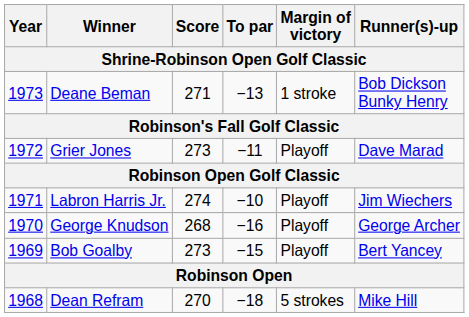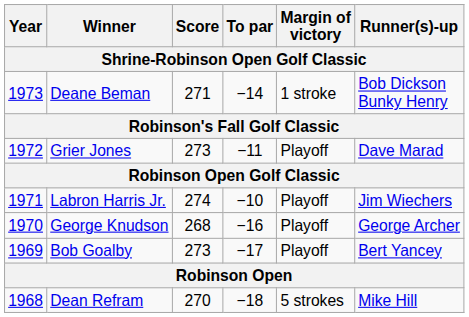(250, 93) −13 -> (250, 93) −14
(250, 250) −15 -> (250, 250) −17
